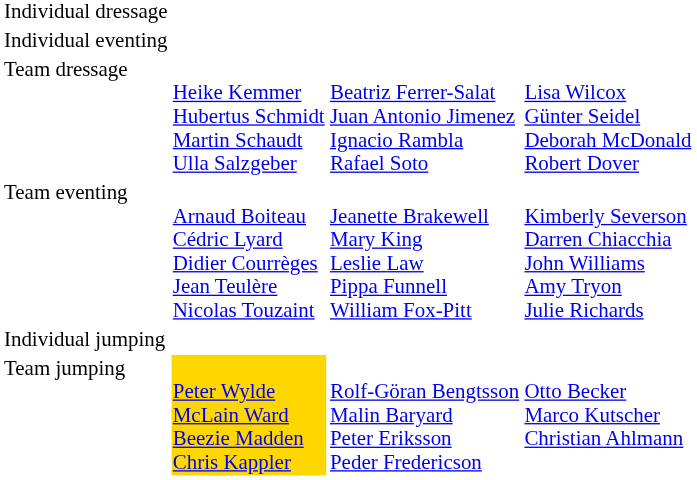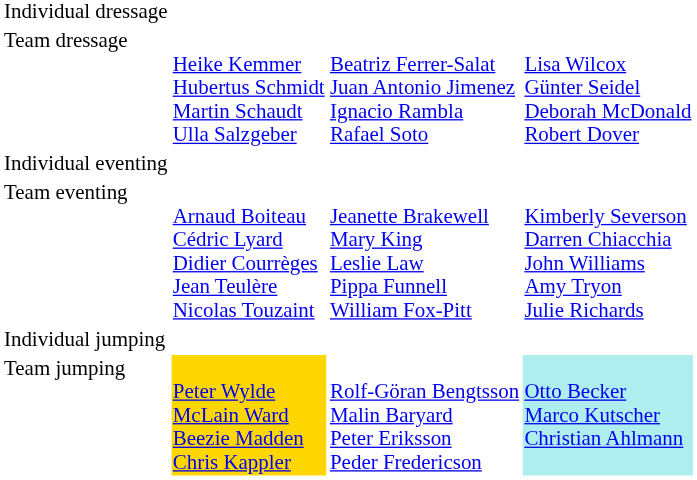rows swapped: (66, 69) <-> (86, 40)
(604, 415) no background -> (604, 415) paleturquoise background
